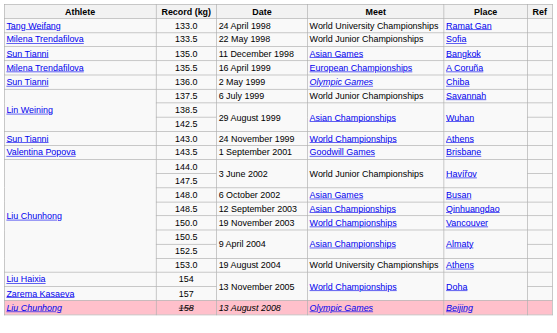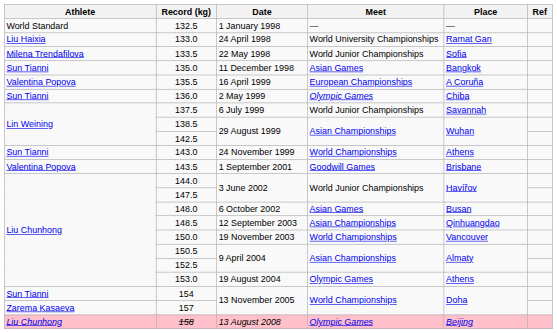+ row: (186, 26)
(34, 26) Tang Weifang -> (26, 40) Liu Haixia
(45, 68) Milena Trendafilova -> (41, 82) Valentina Popova
(374, 266) World University Championships -> (341, 280) Olympic Games
(26, 280) Liu Haixia -> (27, 294) Sun Tianni
